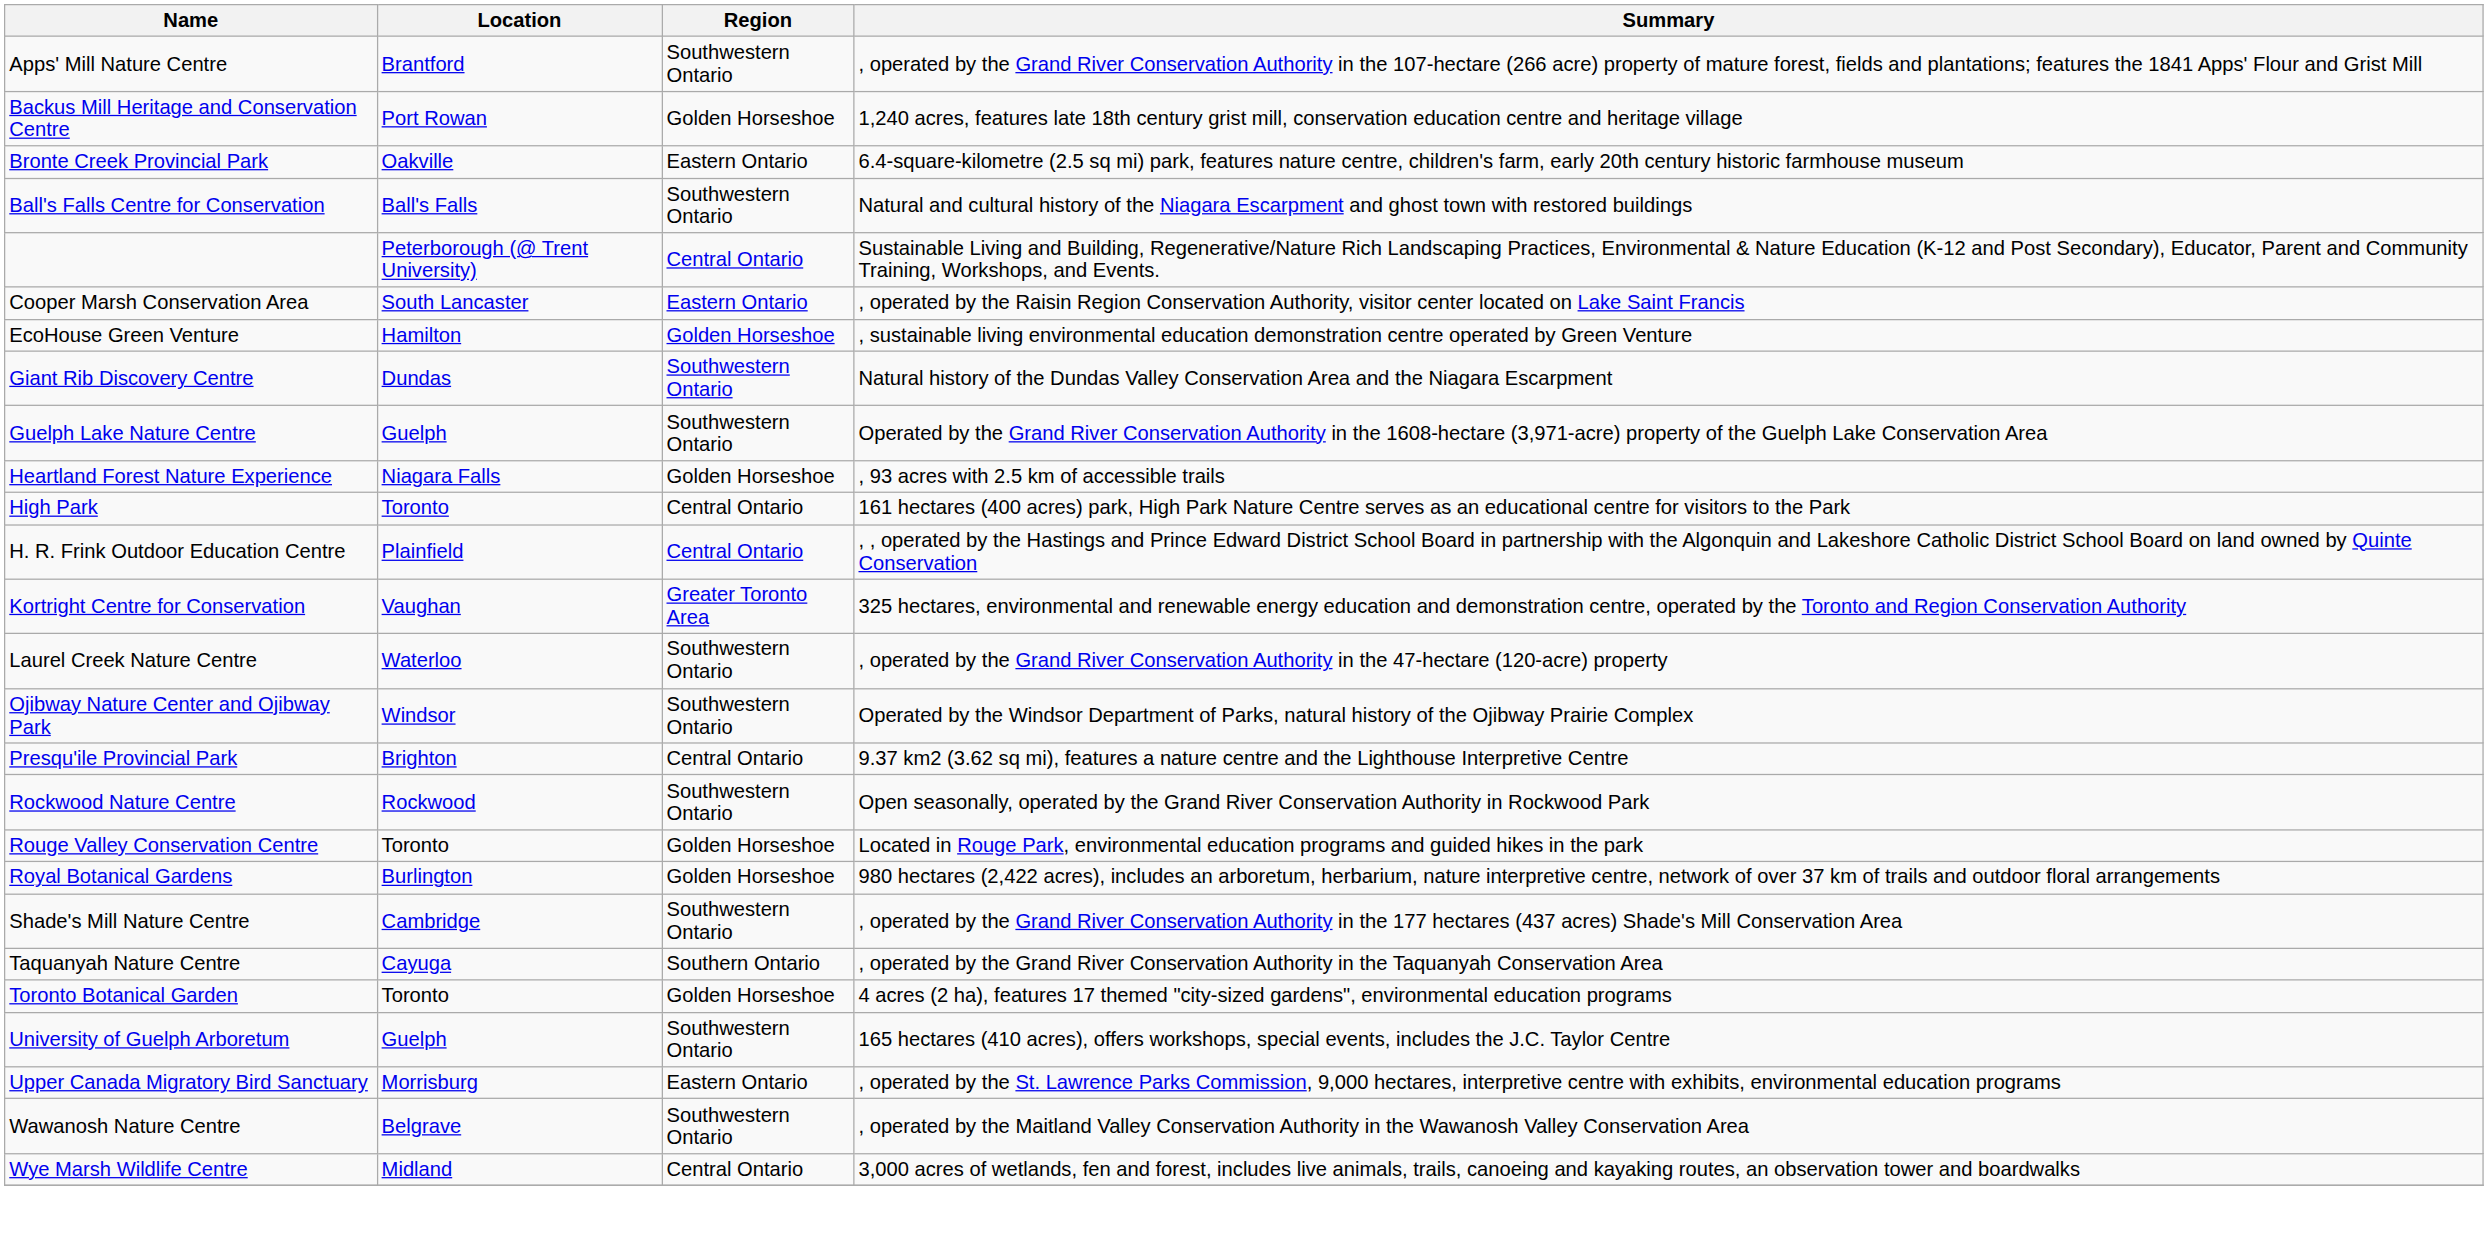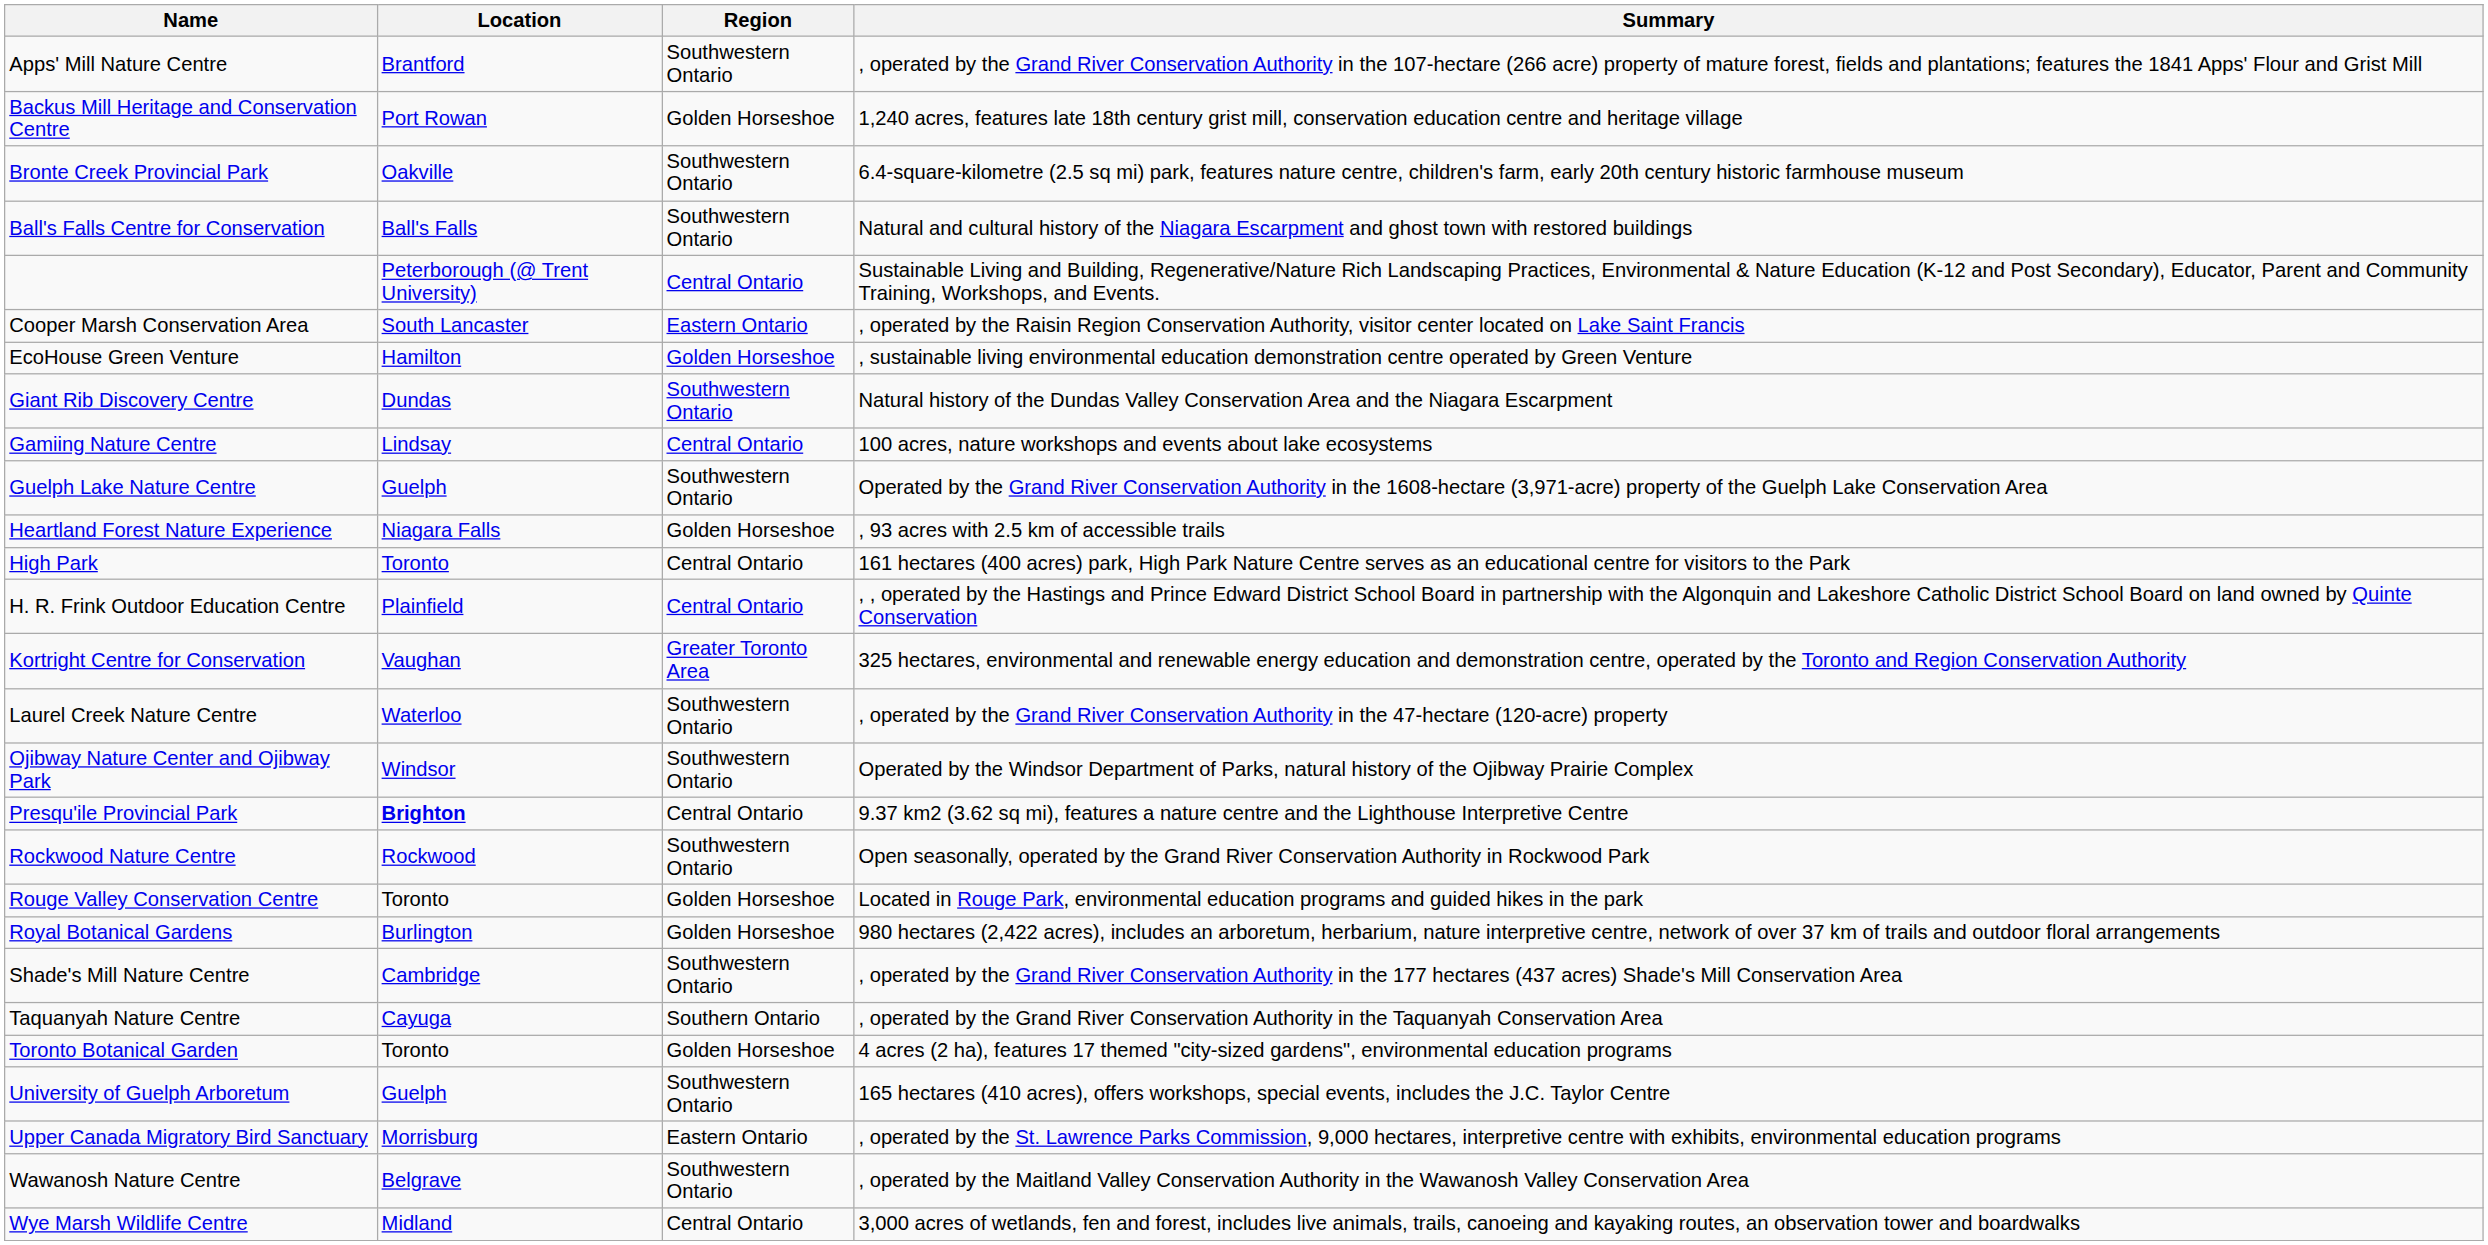(737, 161) Eastern Ontario -> (728, 173) Southwestern Ontario
+ row: (113, 444)
(419, 758) normal -> (424, 813) bold
